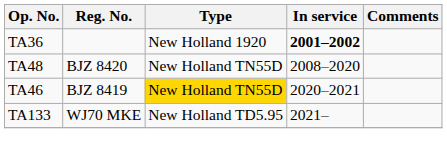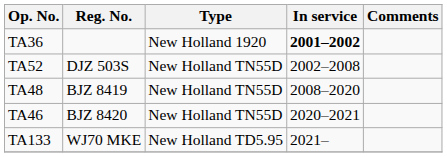+ row: (26, 66)
(97, 66) BJZ 8420 -> (97, 90) BJZ 8419
(97, 90) BJZ 8419 -> (97, 115) BJZ 8420
(215, 90) gold background -> (215, 115) no background
